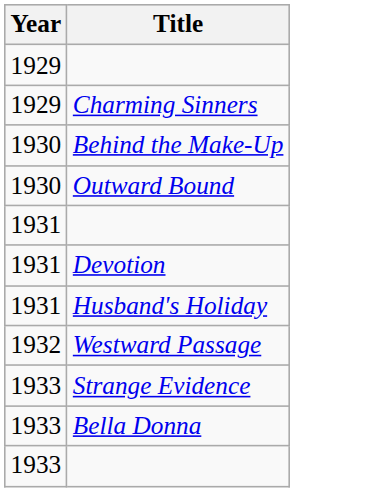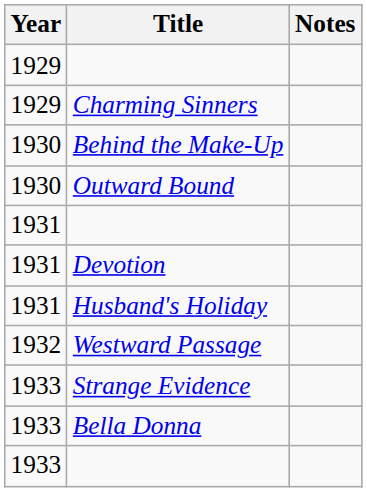+ column: (325, 24)
